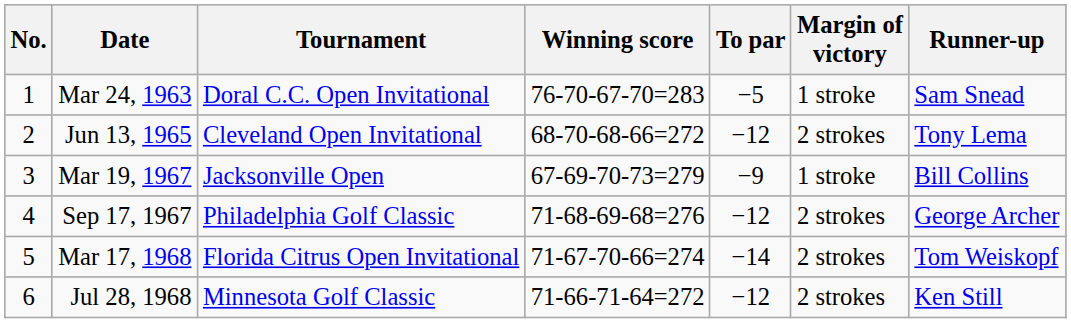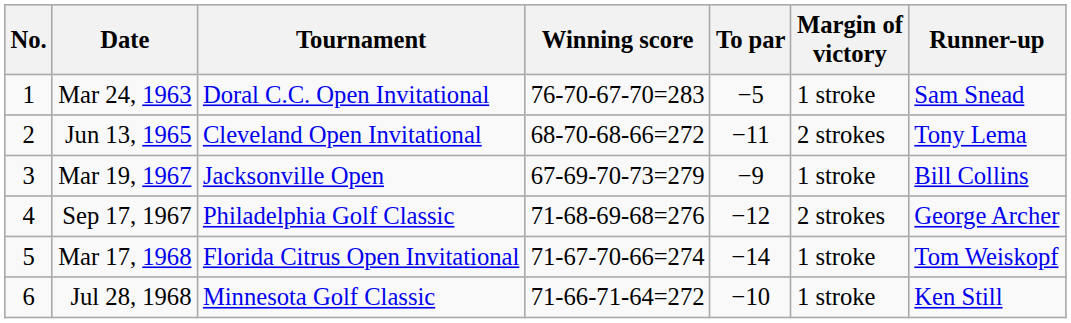(751, 135) −12 -> (751, 135) −11
(841, 257) 2 strokes -> (836, 257) 1 stroke
(751, 297) −12 -> (751, 297) −10
(841, 297) 2 strokes -> (836, 297) 1 stroke
